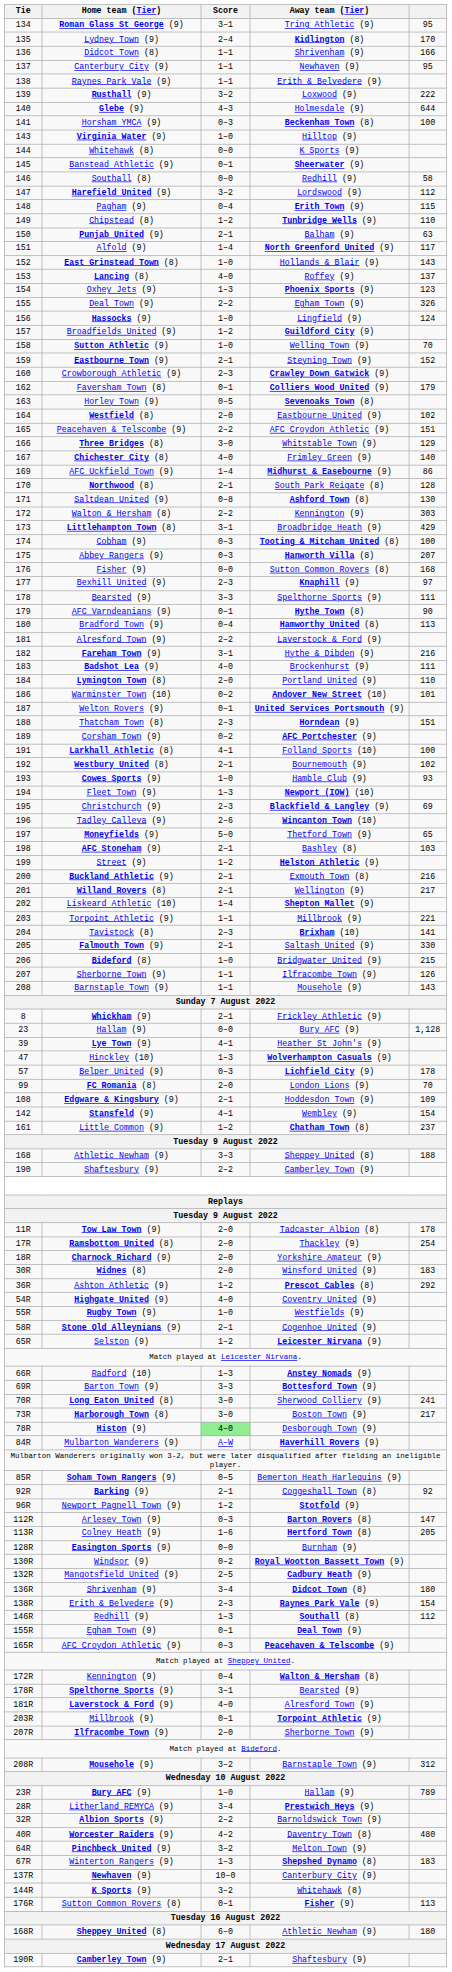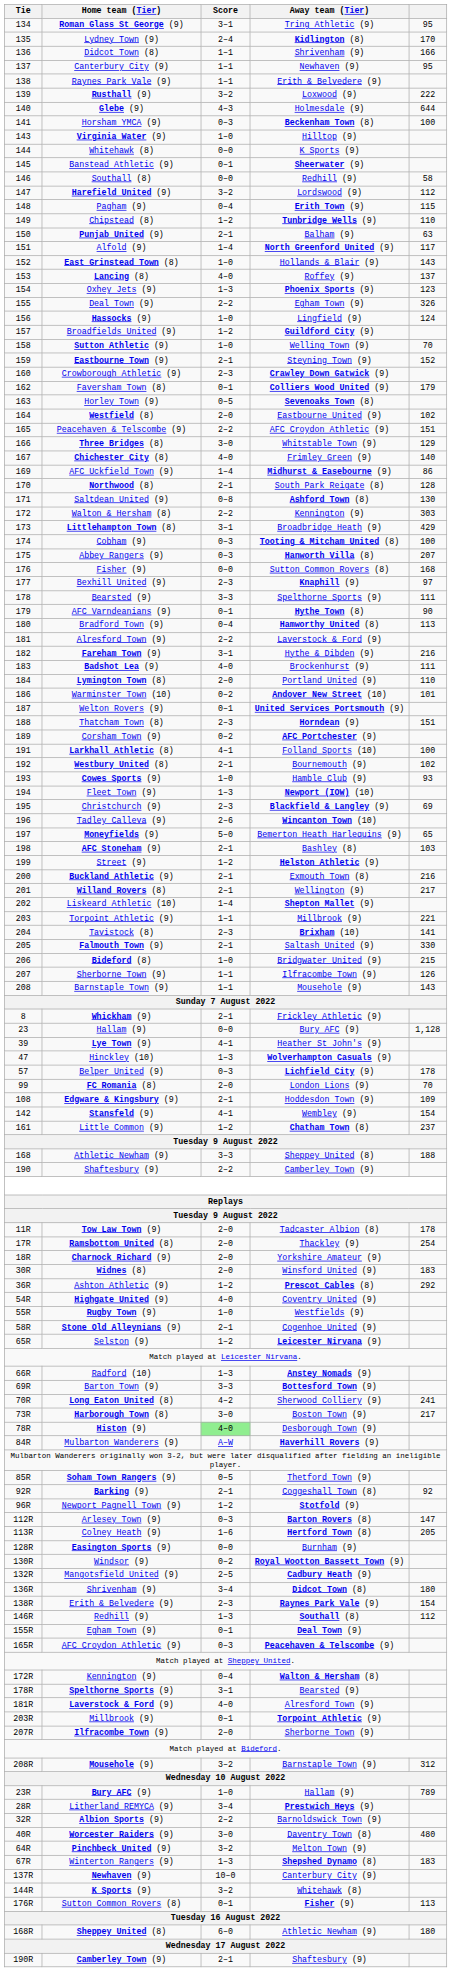(330, 834) Thetford Town (9) -> (330, 834) Bemerton Heath Harlequins (9)
(226, 1401) 3–0 -> (226, 1401) 4–2
(330, 1477) Bemerton Heath Harlequins (9) -> (330, 1477) Thetford Town (9)
(226, 1834) 4–2 -> (226, 1834) 3–0
